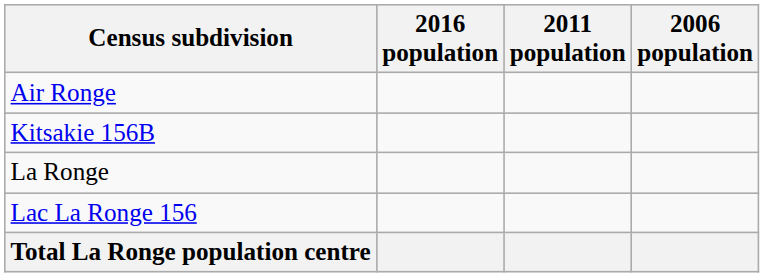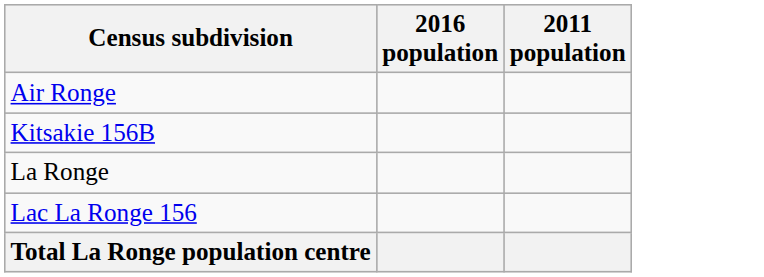- column: (695, 38)
